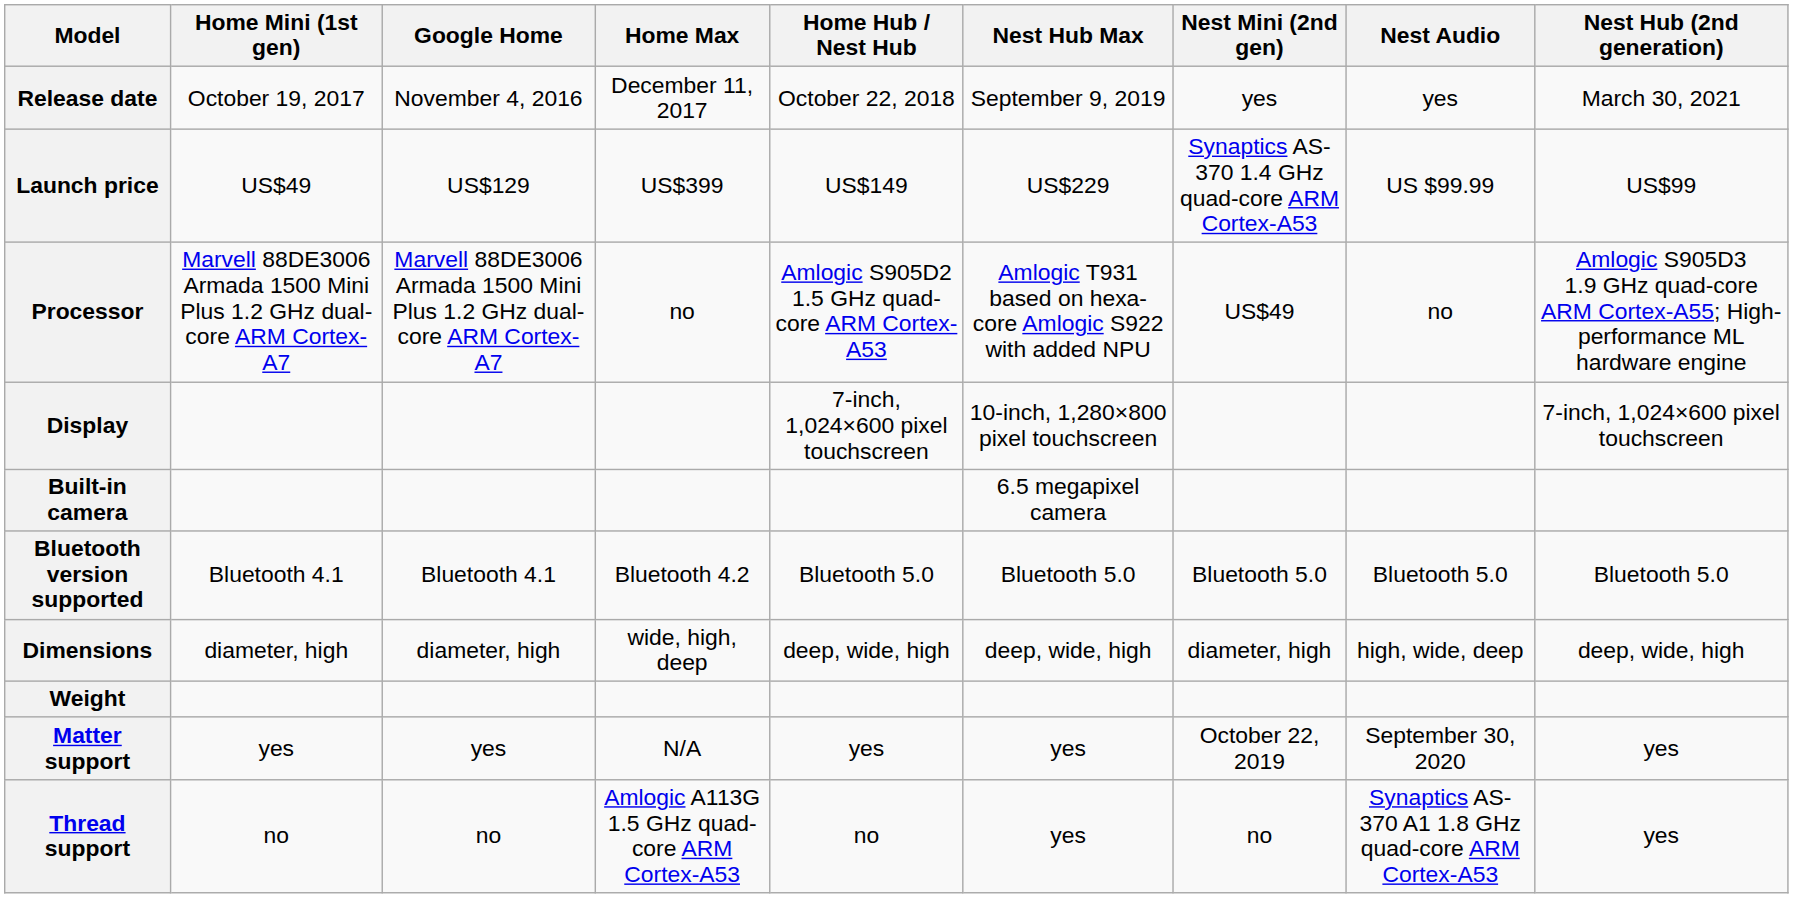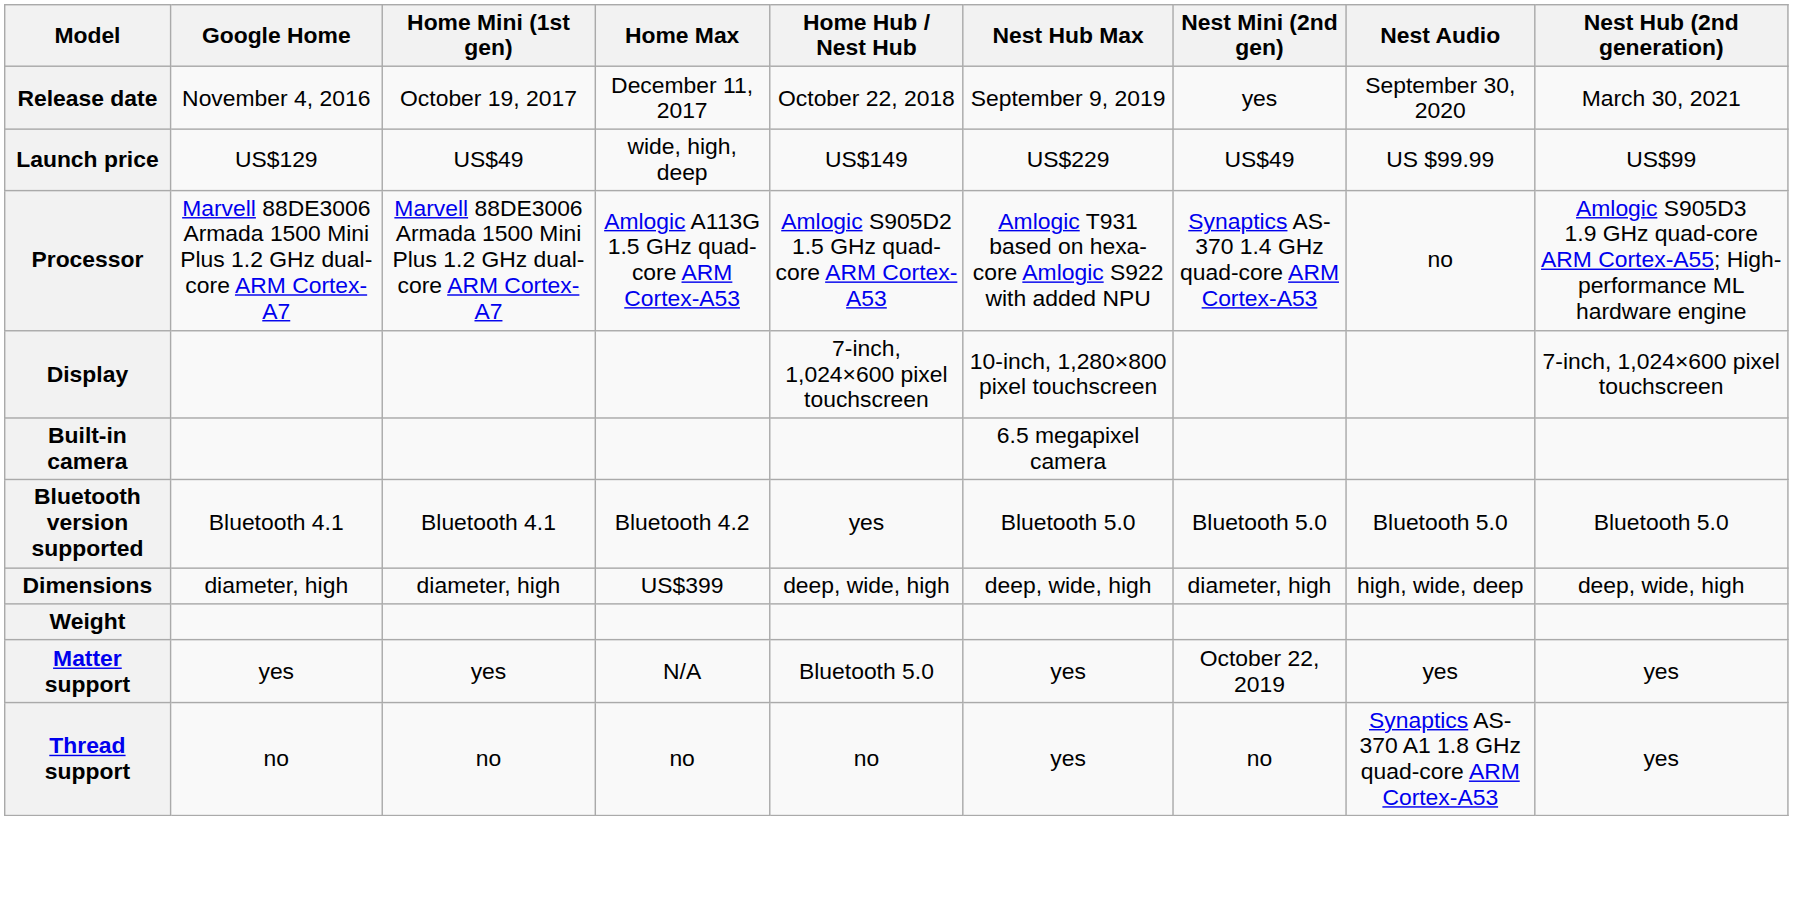columns swapped: (488, 35) <-> (276, 35)
(1440, 97) yes -> (1440, 97) September 30, 2020
(682, 185) US$399 -> (682, 159) wide, high, deep
(1259, 185) Synaptics AS-370 1.4 GHz quad-core ARM Cortex-A53 -> (1259, 159) US$49
(682, 311) no -> (682, 260) Amlogic A113G 1.5 GHz quad-core ARM Cortex-A53
(1259, 311) US$49 -> (1259, 260) Synaptics AS-370 1.4 GHz quad-core ARM Cortex-A53
(866, 574) Bluetooth 5.0 -> (866, 523) yes
(682, 649) wide, high, deep -> (682, 585) US$399
(866, 748) yes -> (866, 670) Bluetooth 5.0
(1440, 748) September 30, 2020 -> (1440, 670) yes
(682, 835) Amlogic A113G 1.5 GHz quad-core ARM Cortex-A53 -> (682, 758) no
